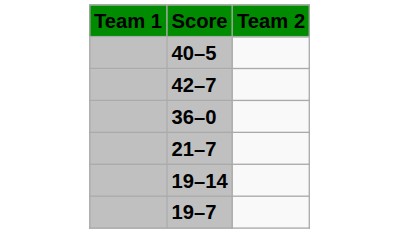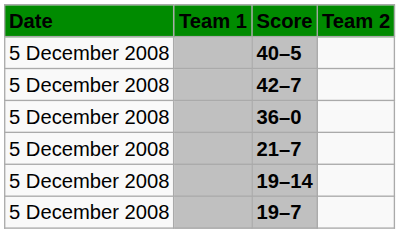+ column: (31, 21)
